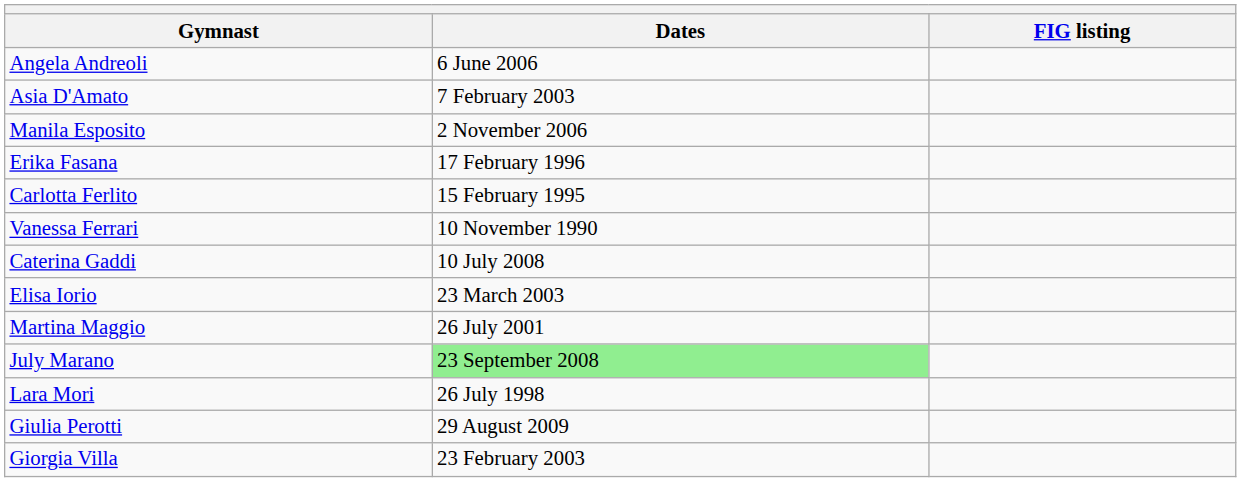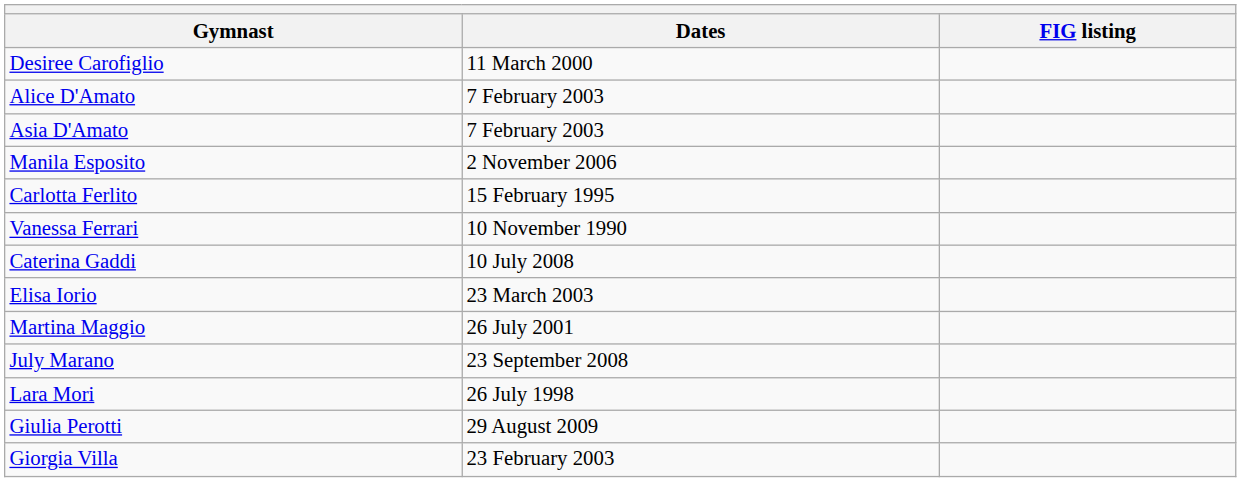- row: (78, 63)
+ row: (87, 63)
+ row: (72, 96)
- row: (63, 162)
(518, 360) lightgreen background -> (547, 360) no background
